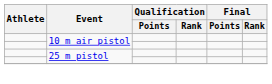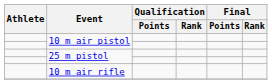+ row: (26, 71)
